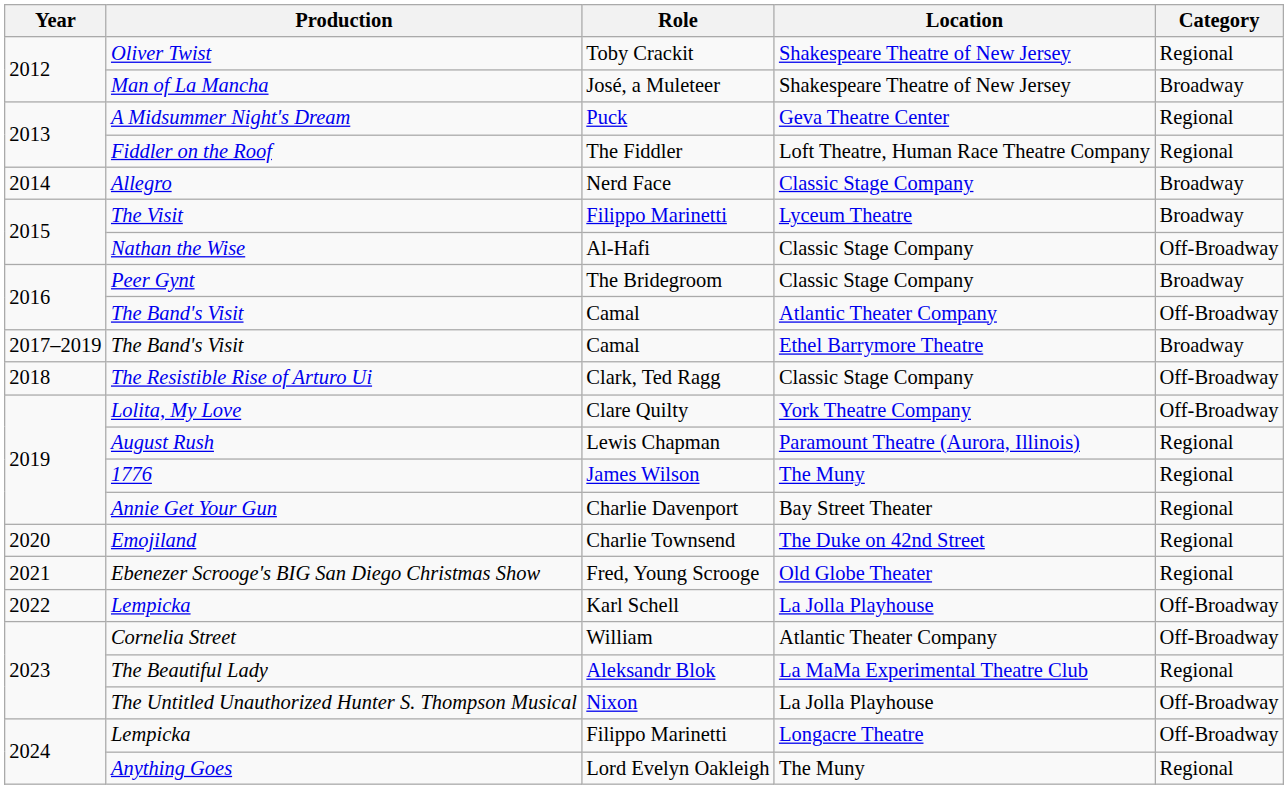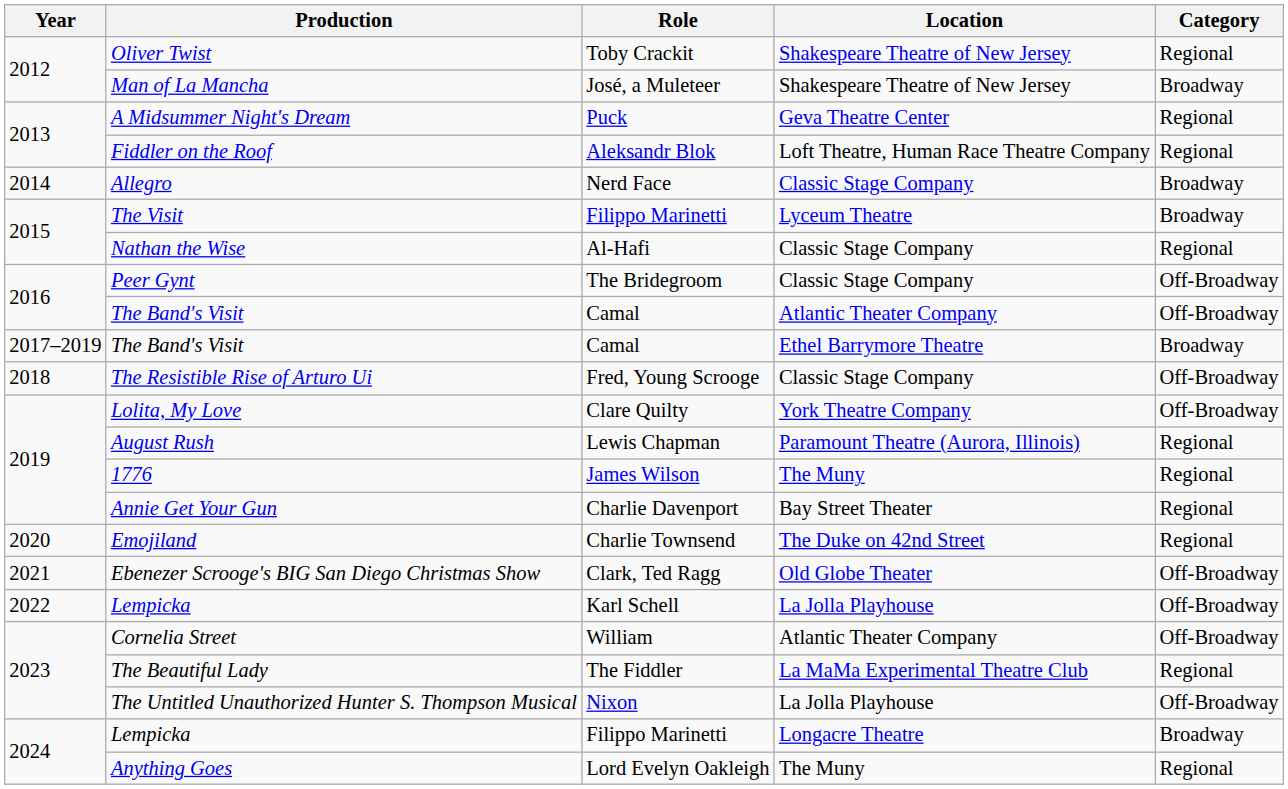(634, 150) The Fiddler -> (651, 150) Aleksandr Blok
(1219, 248) Off-Broadway -> (1196, 248) Regional
(1202, 280) Broadway -> (1219, 280) Off-Broadway
(653, 378) Clark, Ted Ragg -> (673, 378) Fred, Young Scrooge
(673, 572) Fred, Young Scrooge -> (653, 572) Clark, Ted Ragg
(1196, 572) Regional -> (1219, 572) Off-Broadway
(651, 670) Aleksandr Blok -> (634, 670) The Fiddler
(1219, 735) Off-Broadway -> (1202, 735) Broadway
